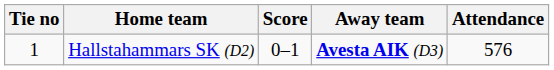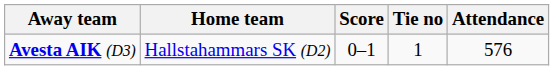columns swapped: (34, 19) <-> (380, 19)
